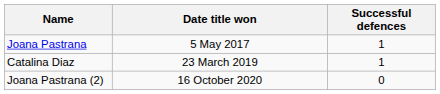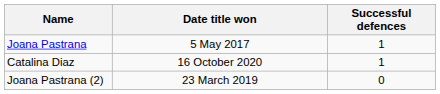(220, 62) 23 March 2019 -> (220, 62) 16 October 2020
(220, 80) 16 October 2020 -> (220, 80) 23 March 2019
